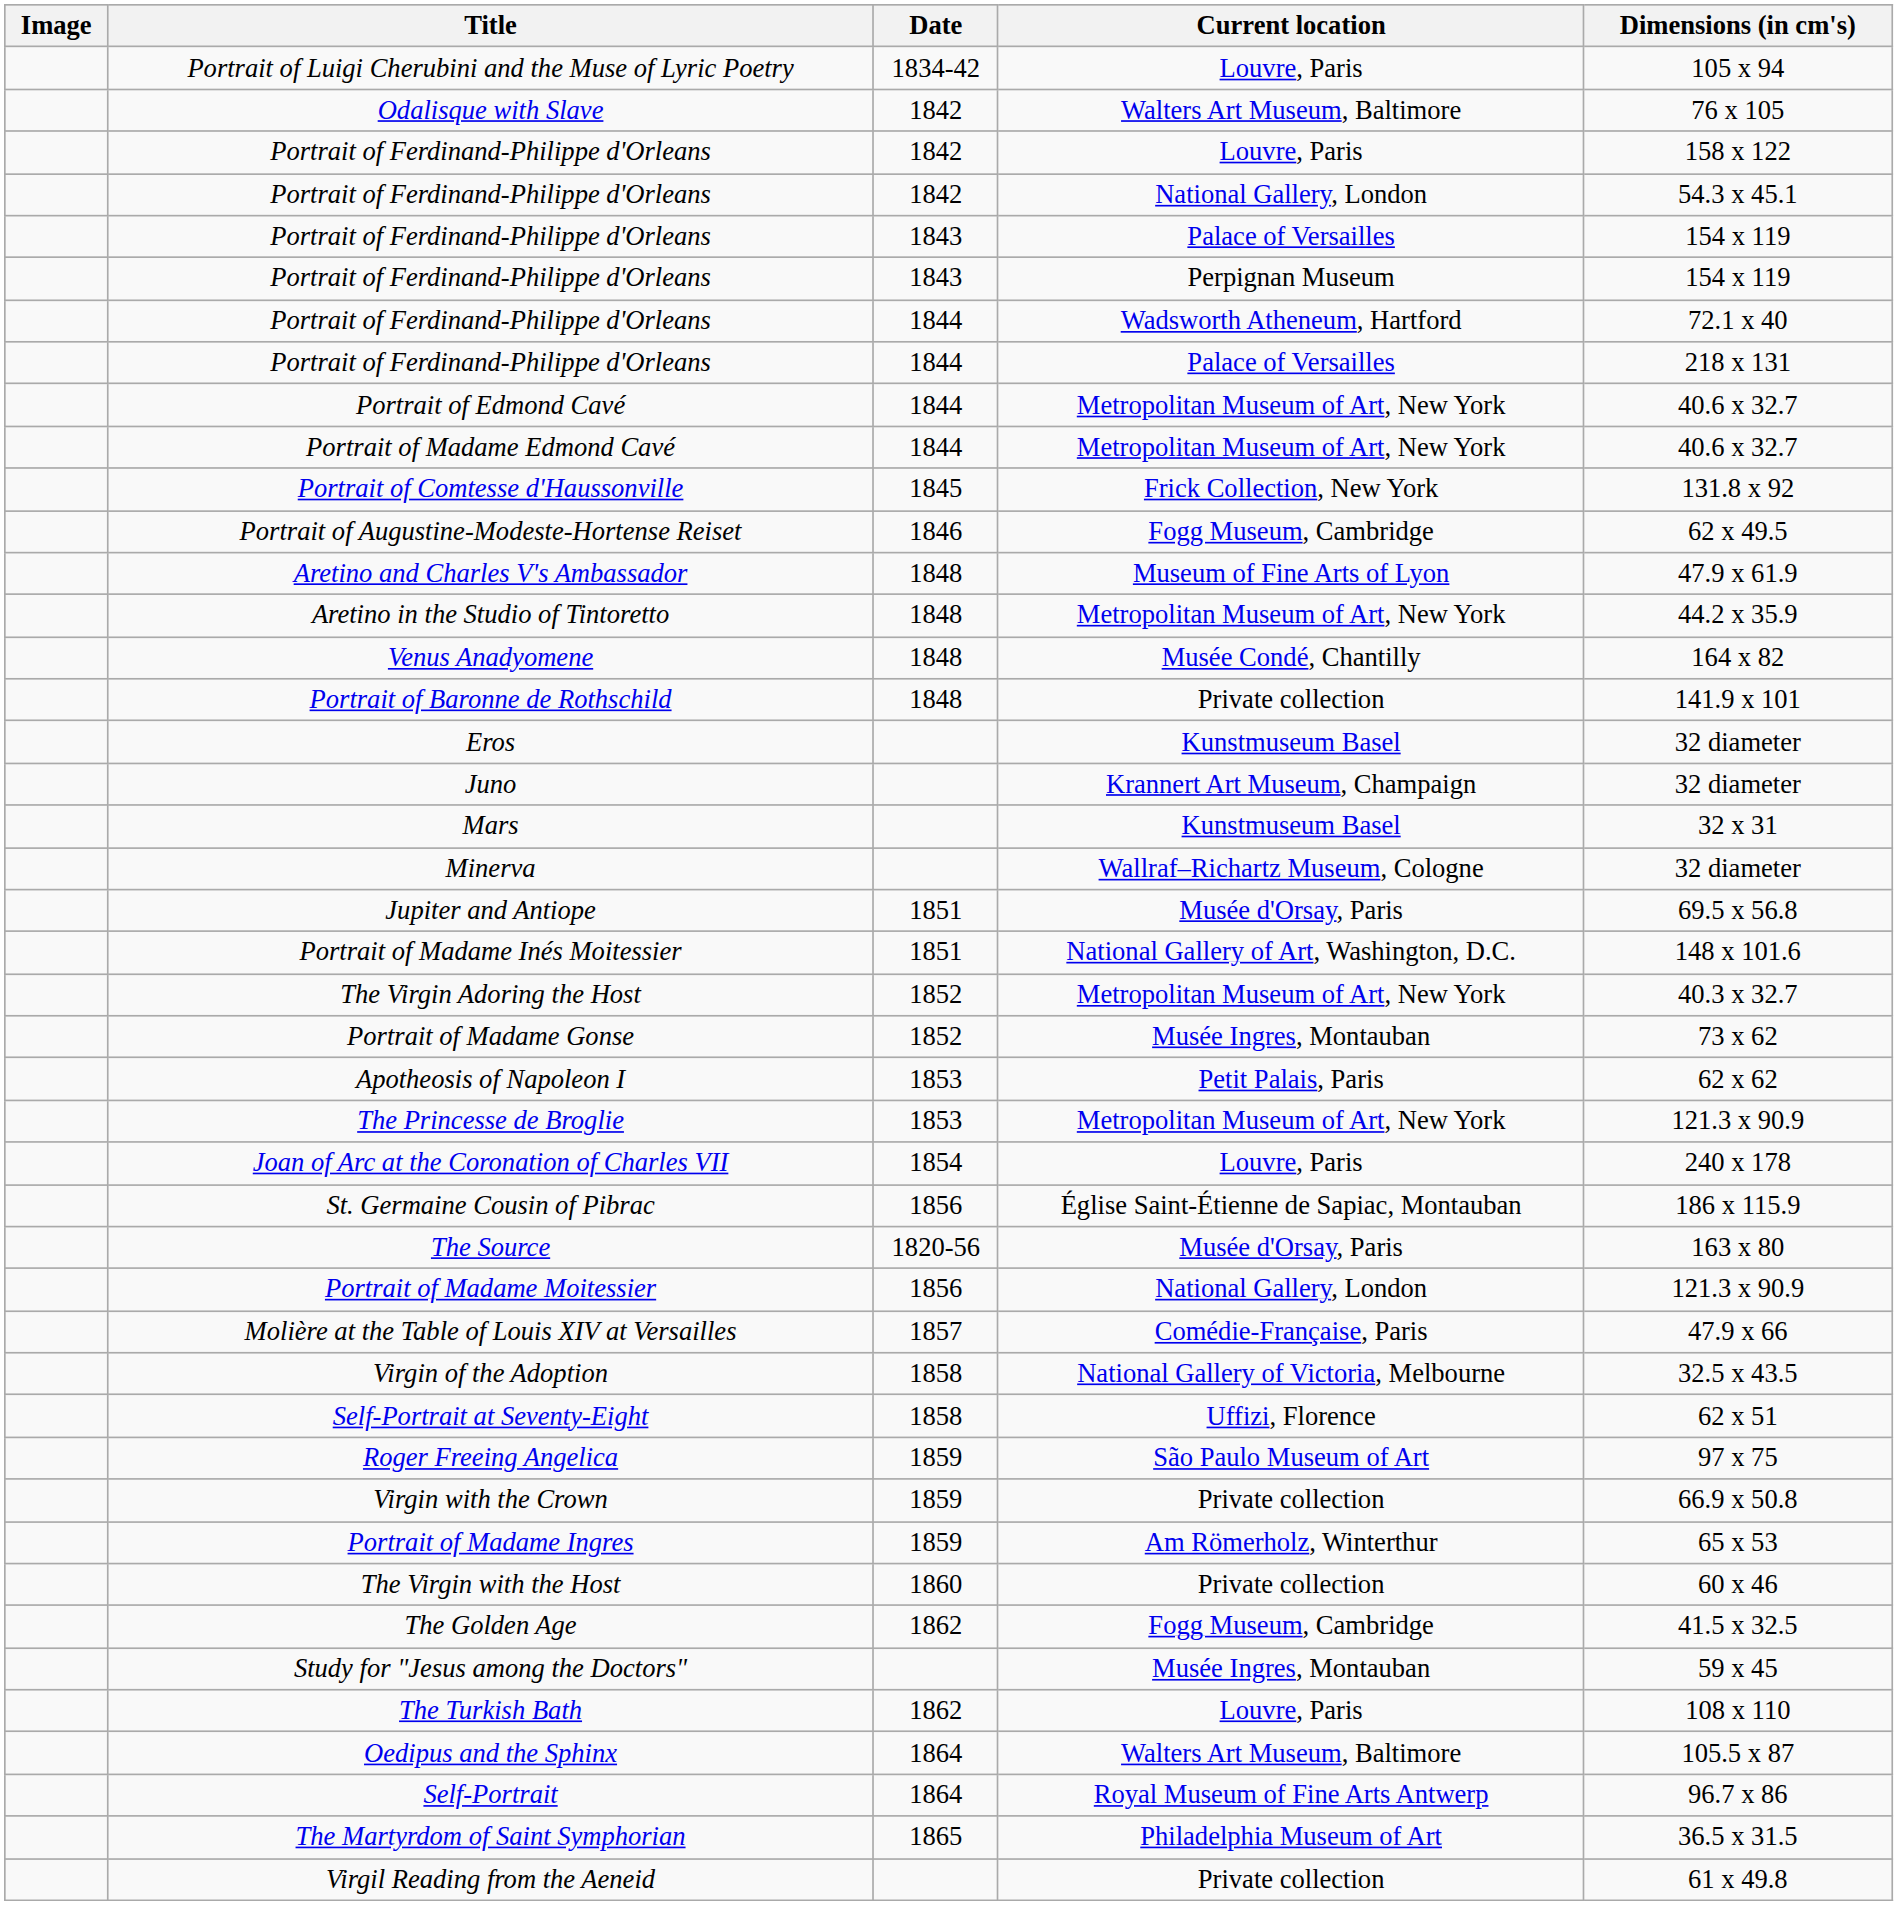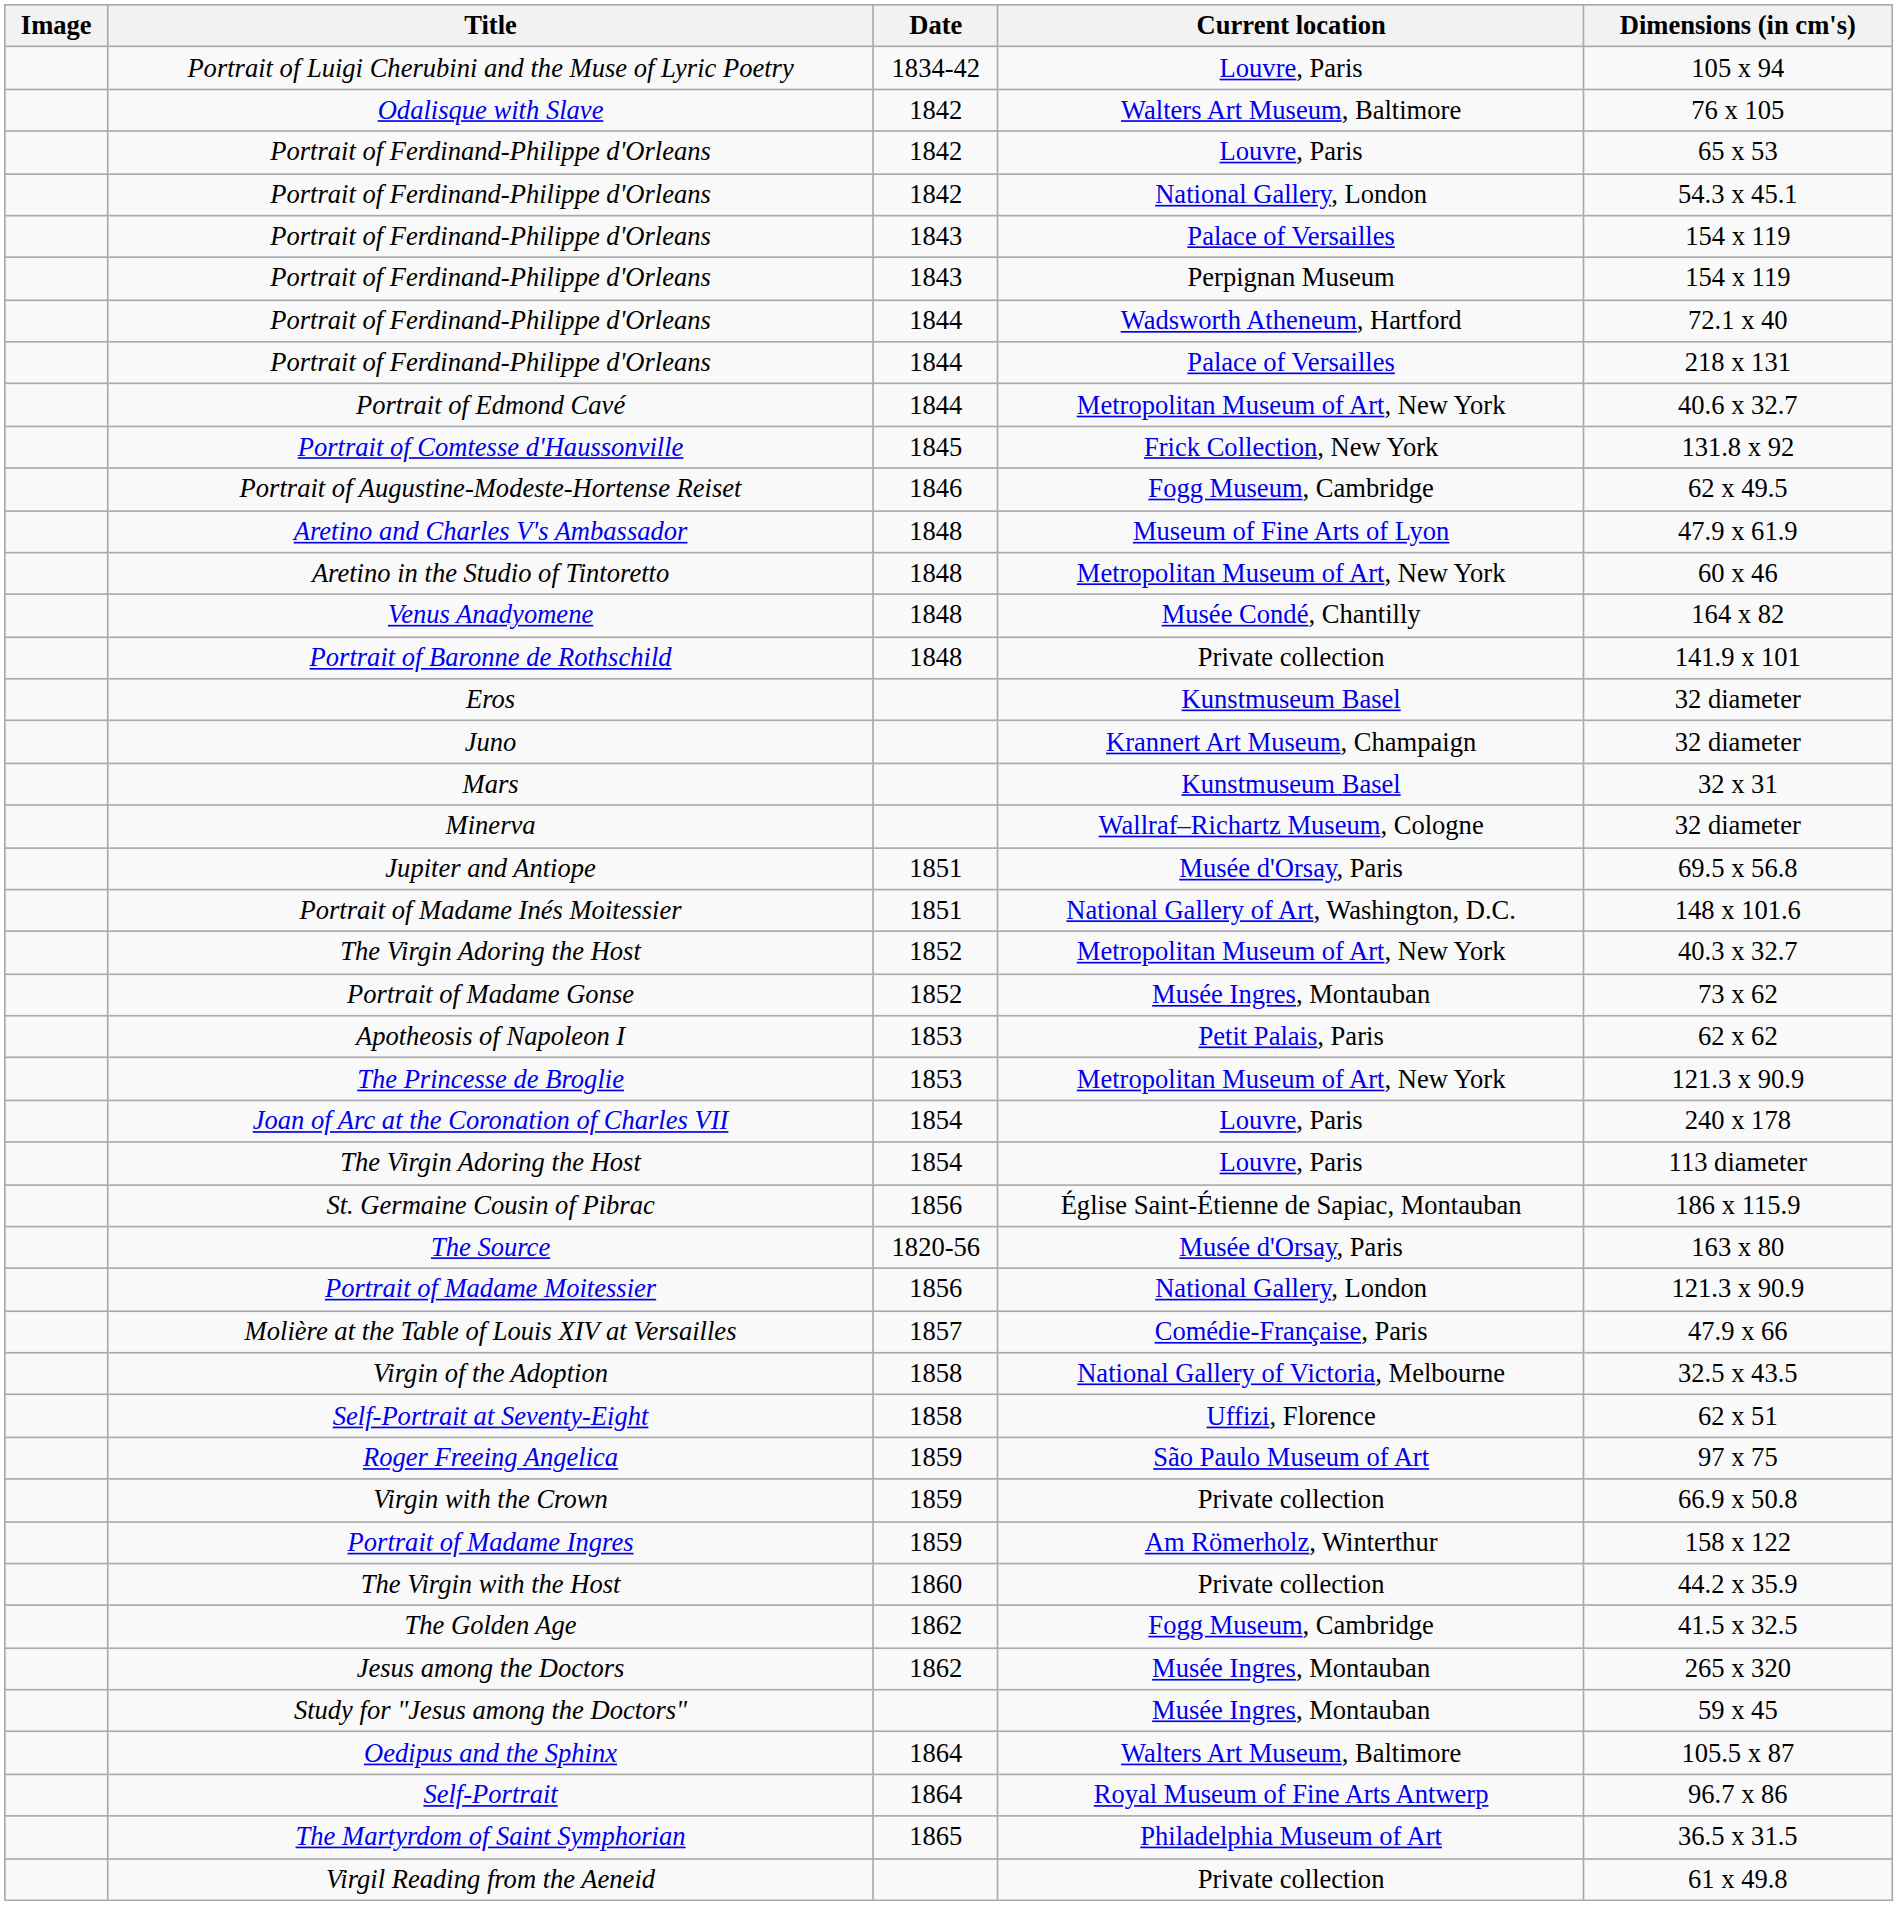(1738, 151) 158 x 122 -> (1738, 151) 65 x 53
- row: (491, 446)
(1738, 615) 44.2 x 35.9 -> (1738, 573) 60 x 46
+ row: (491, 1162)
(1738, 1541) 65 x 53 -> (1738, 1541) 158 x 122
(1738, 1584) 60 x 46 -> (1738, 1584) 44.2 x 35.9
+ row: (491, 1668)
- row: (491, 1710)
